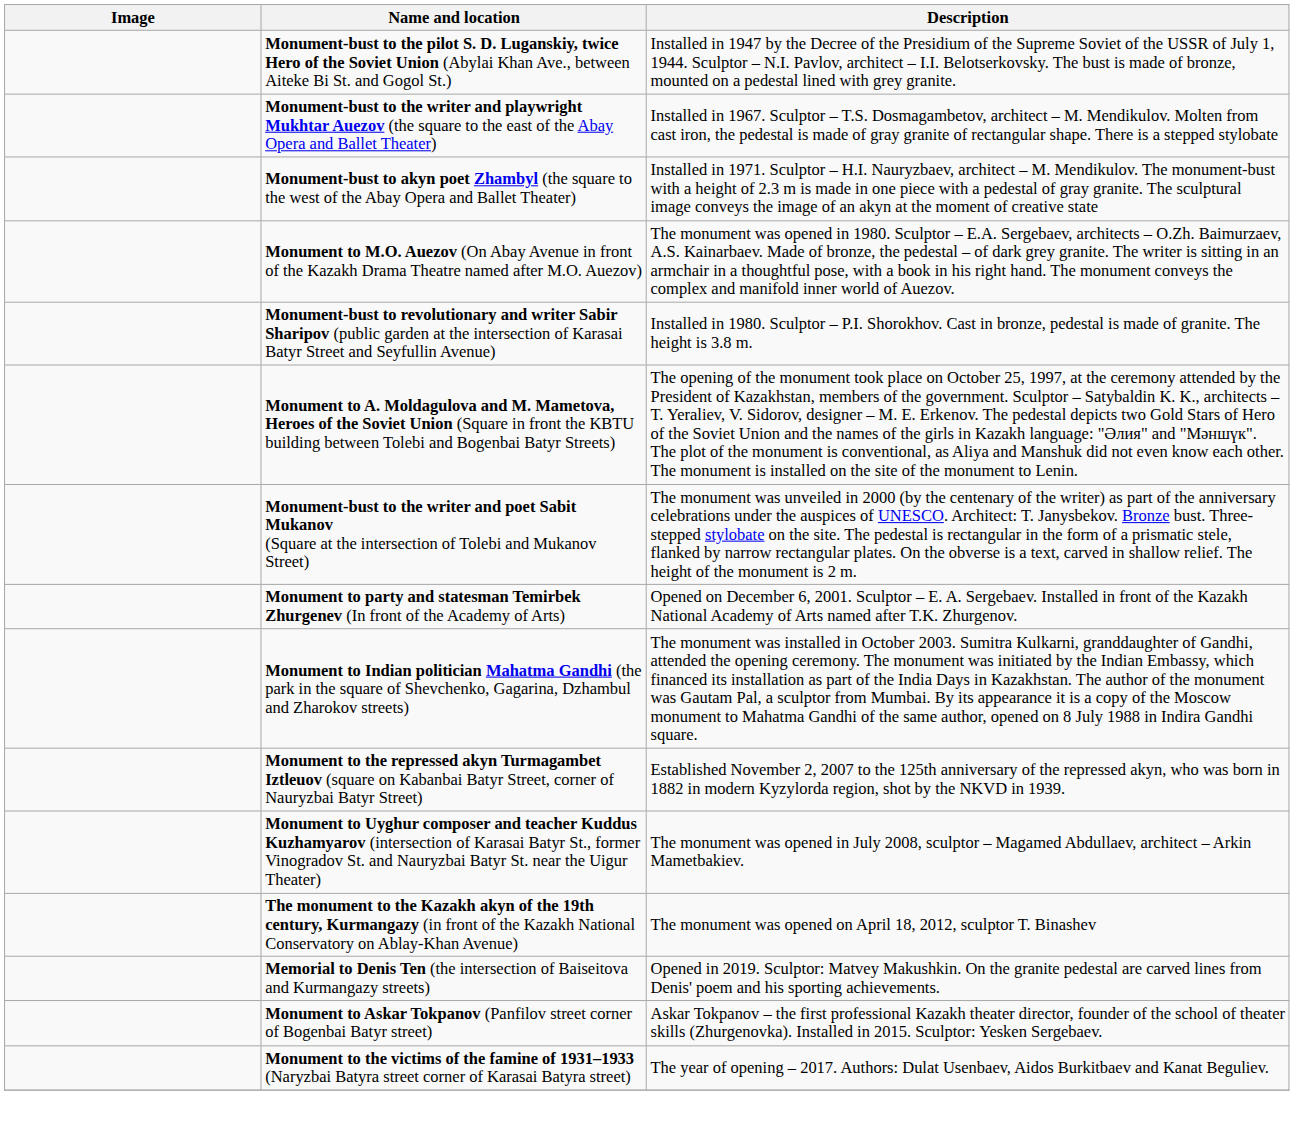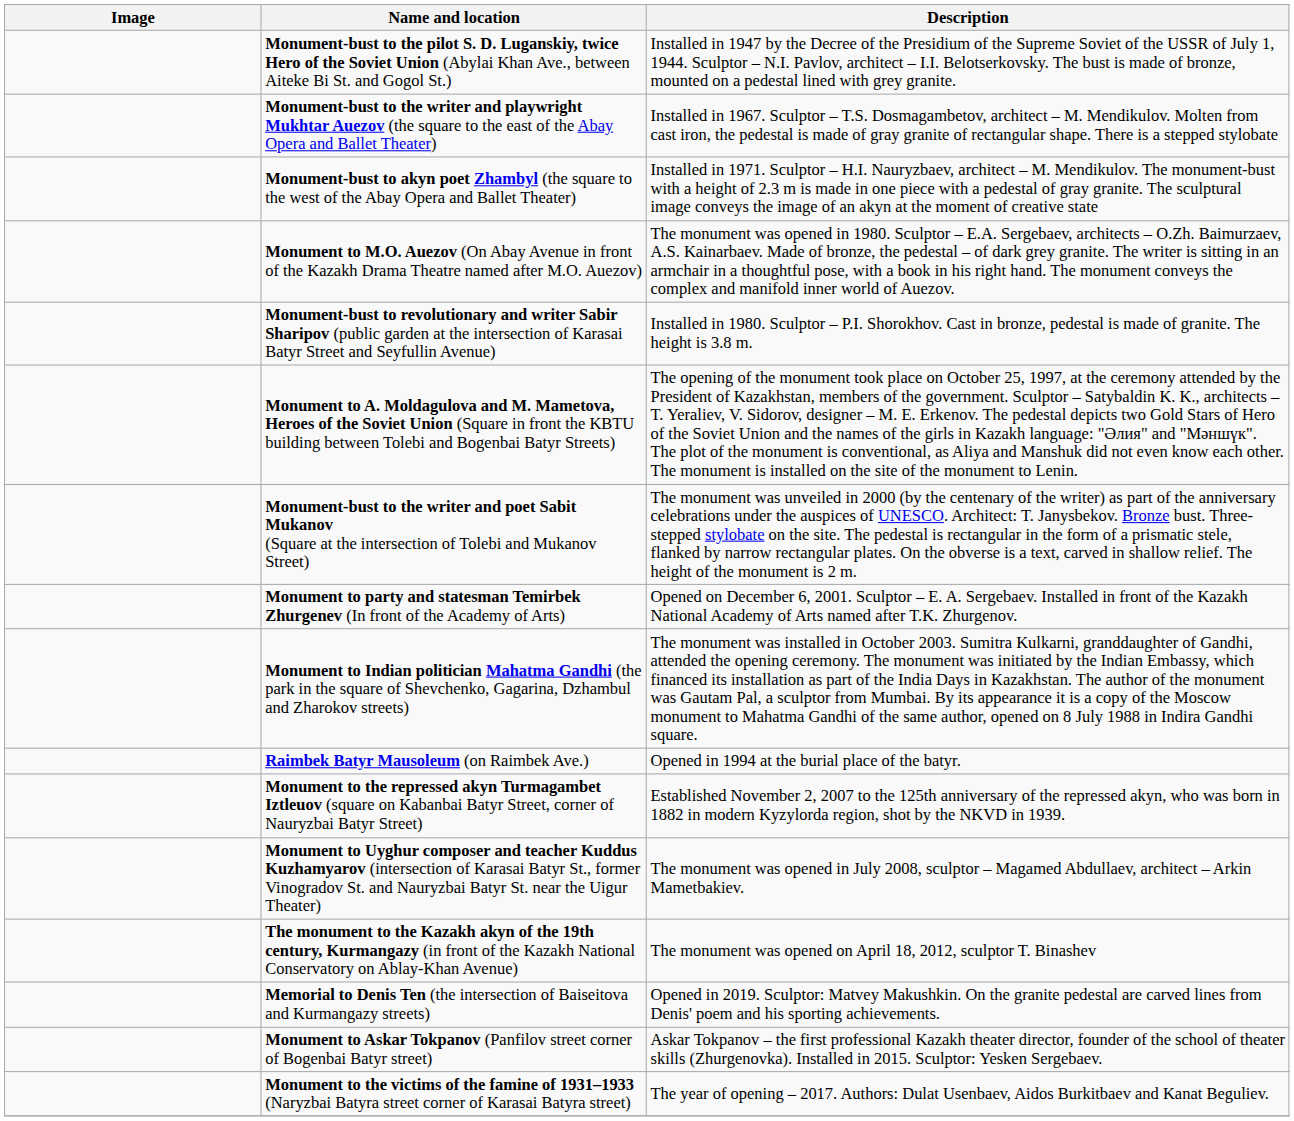+ row: (427, 760)
